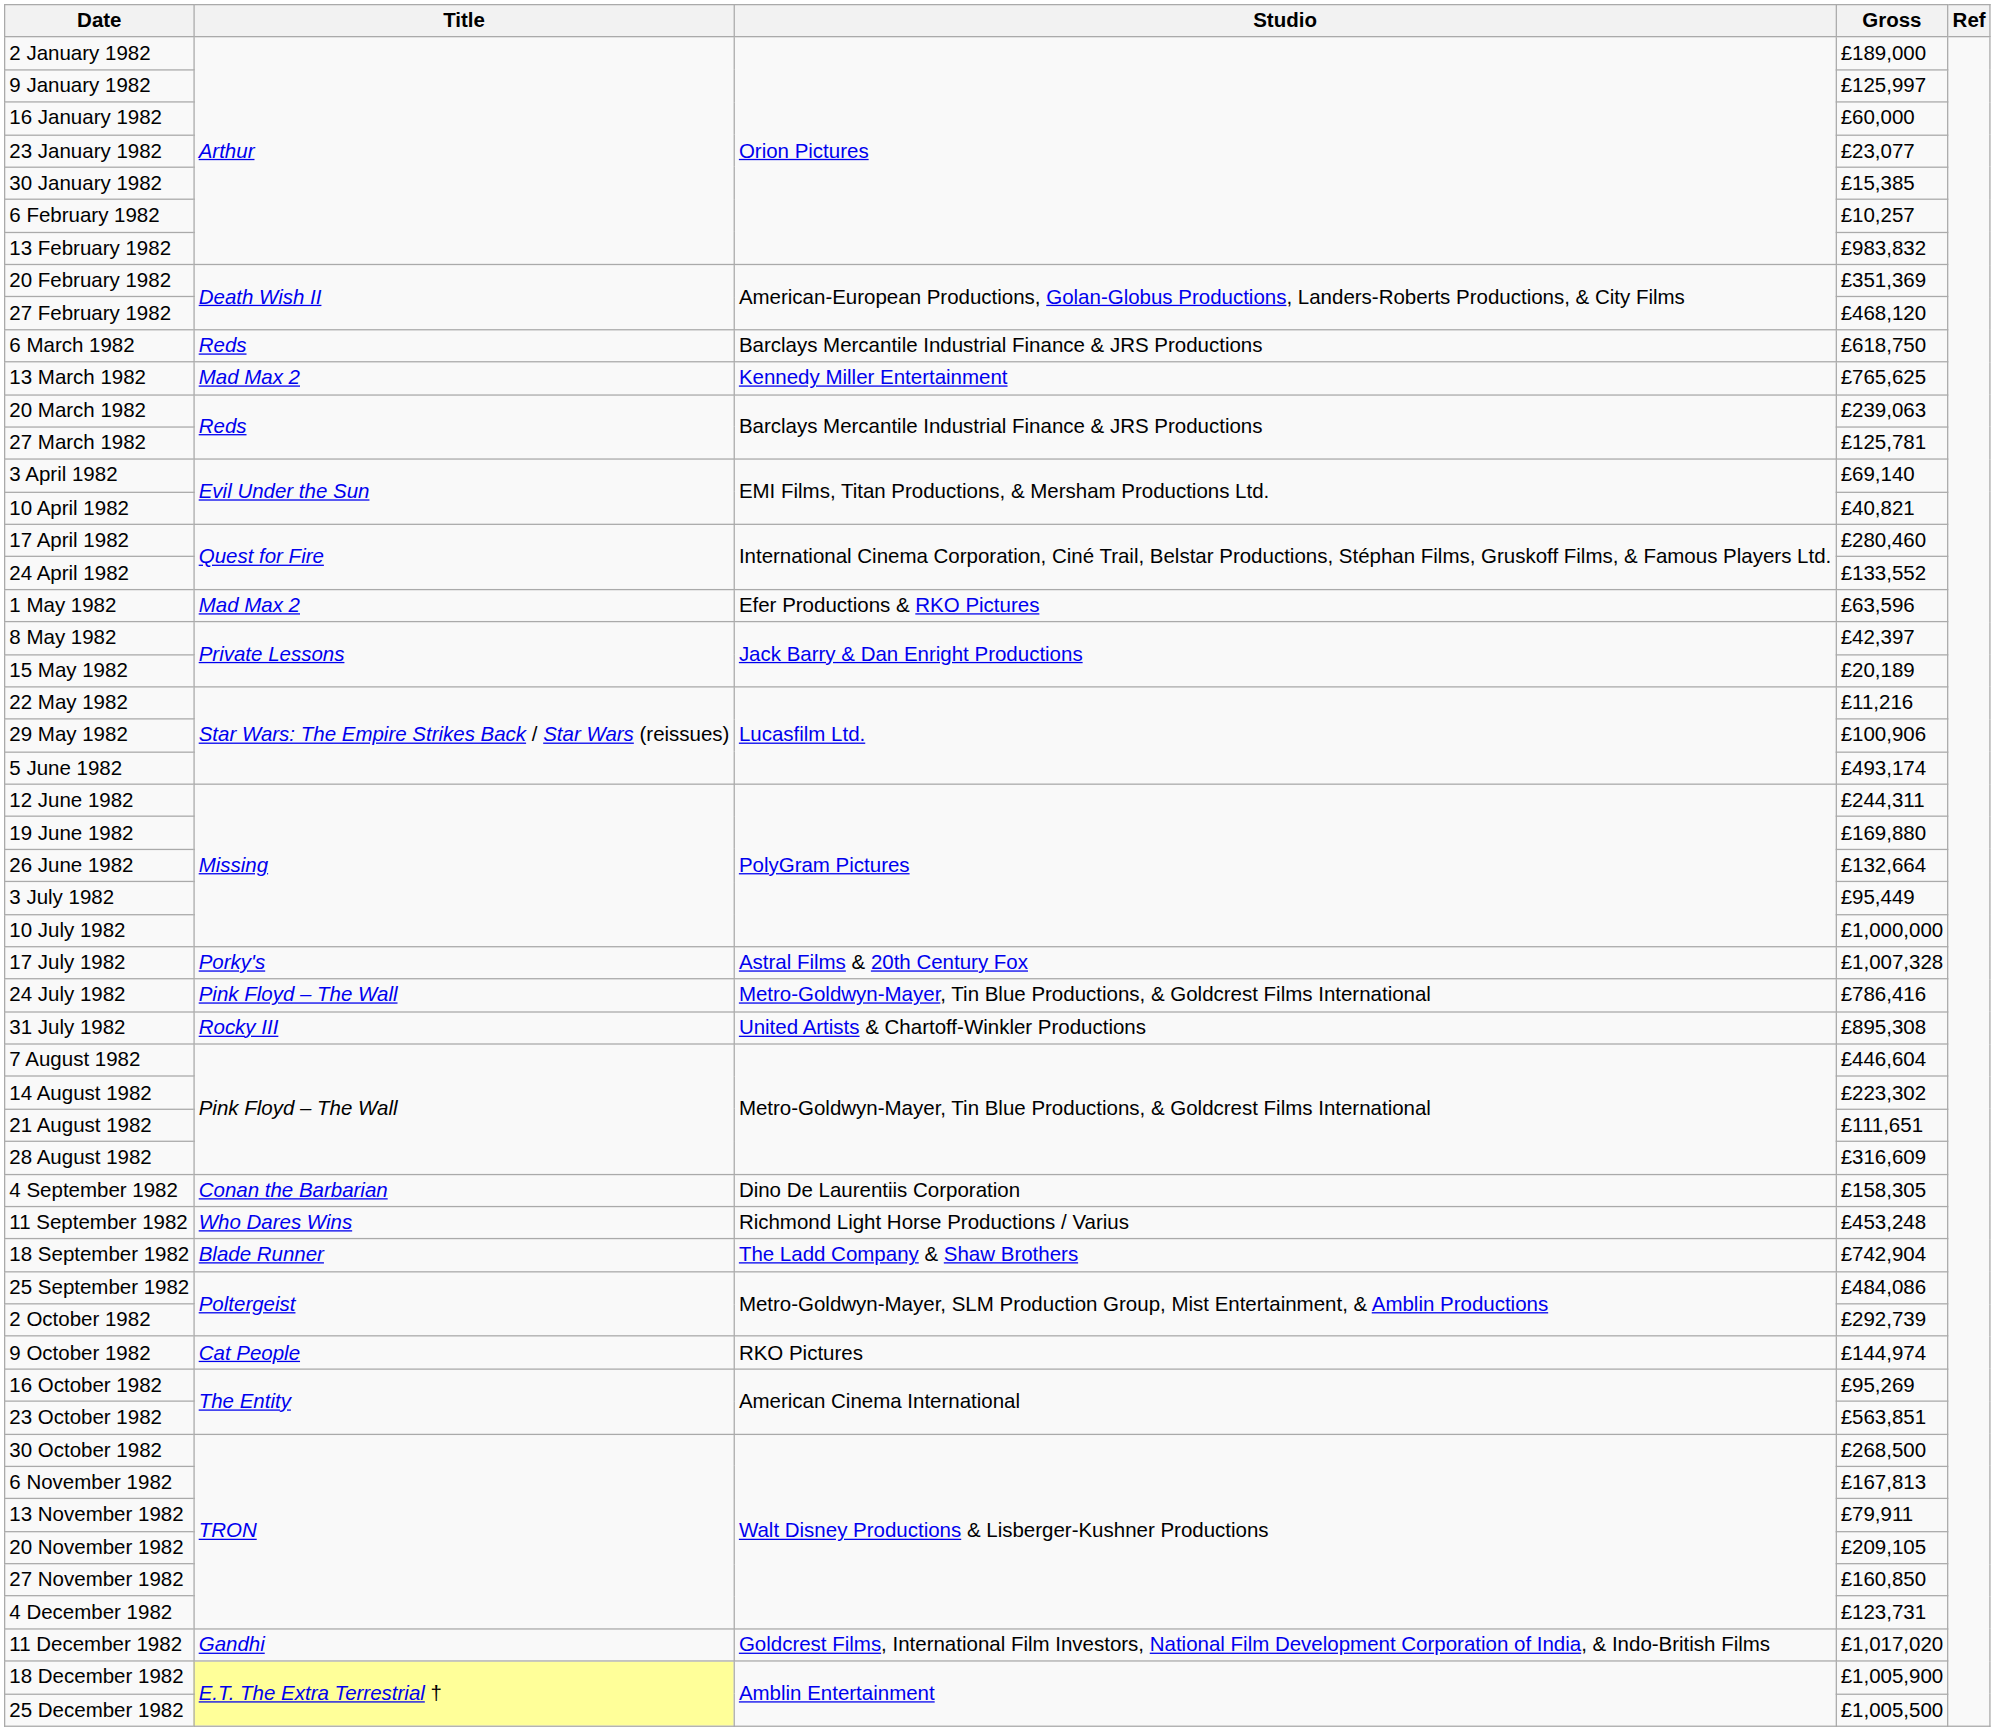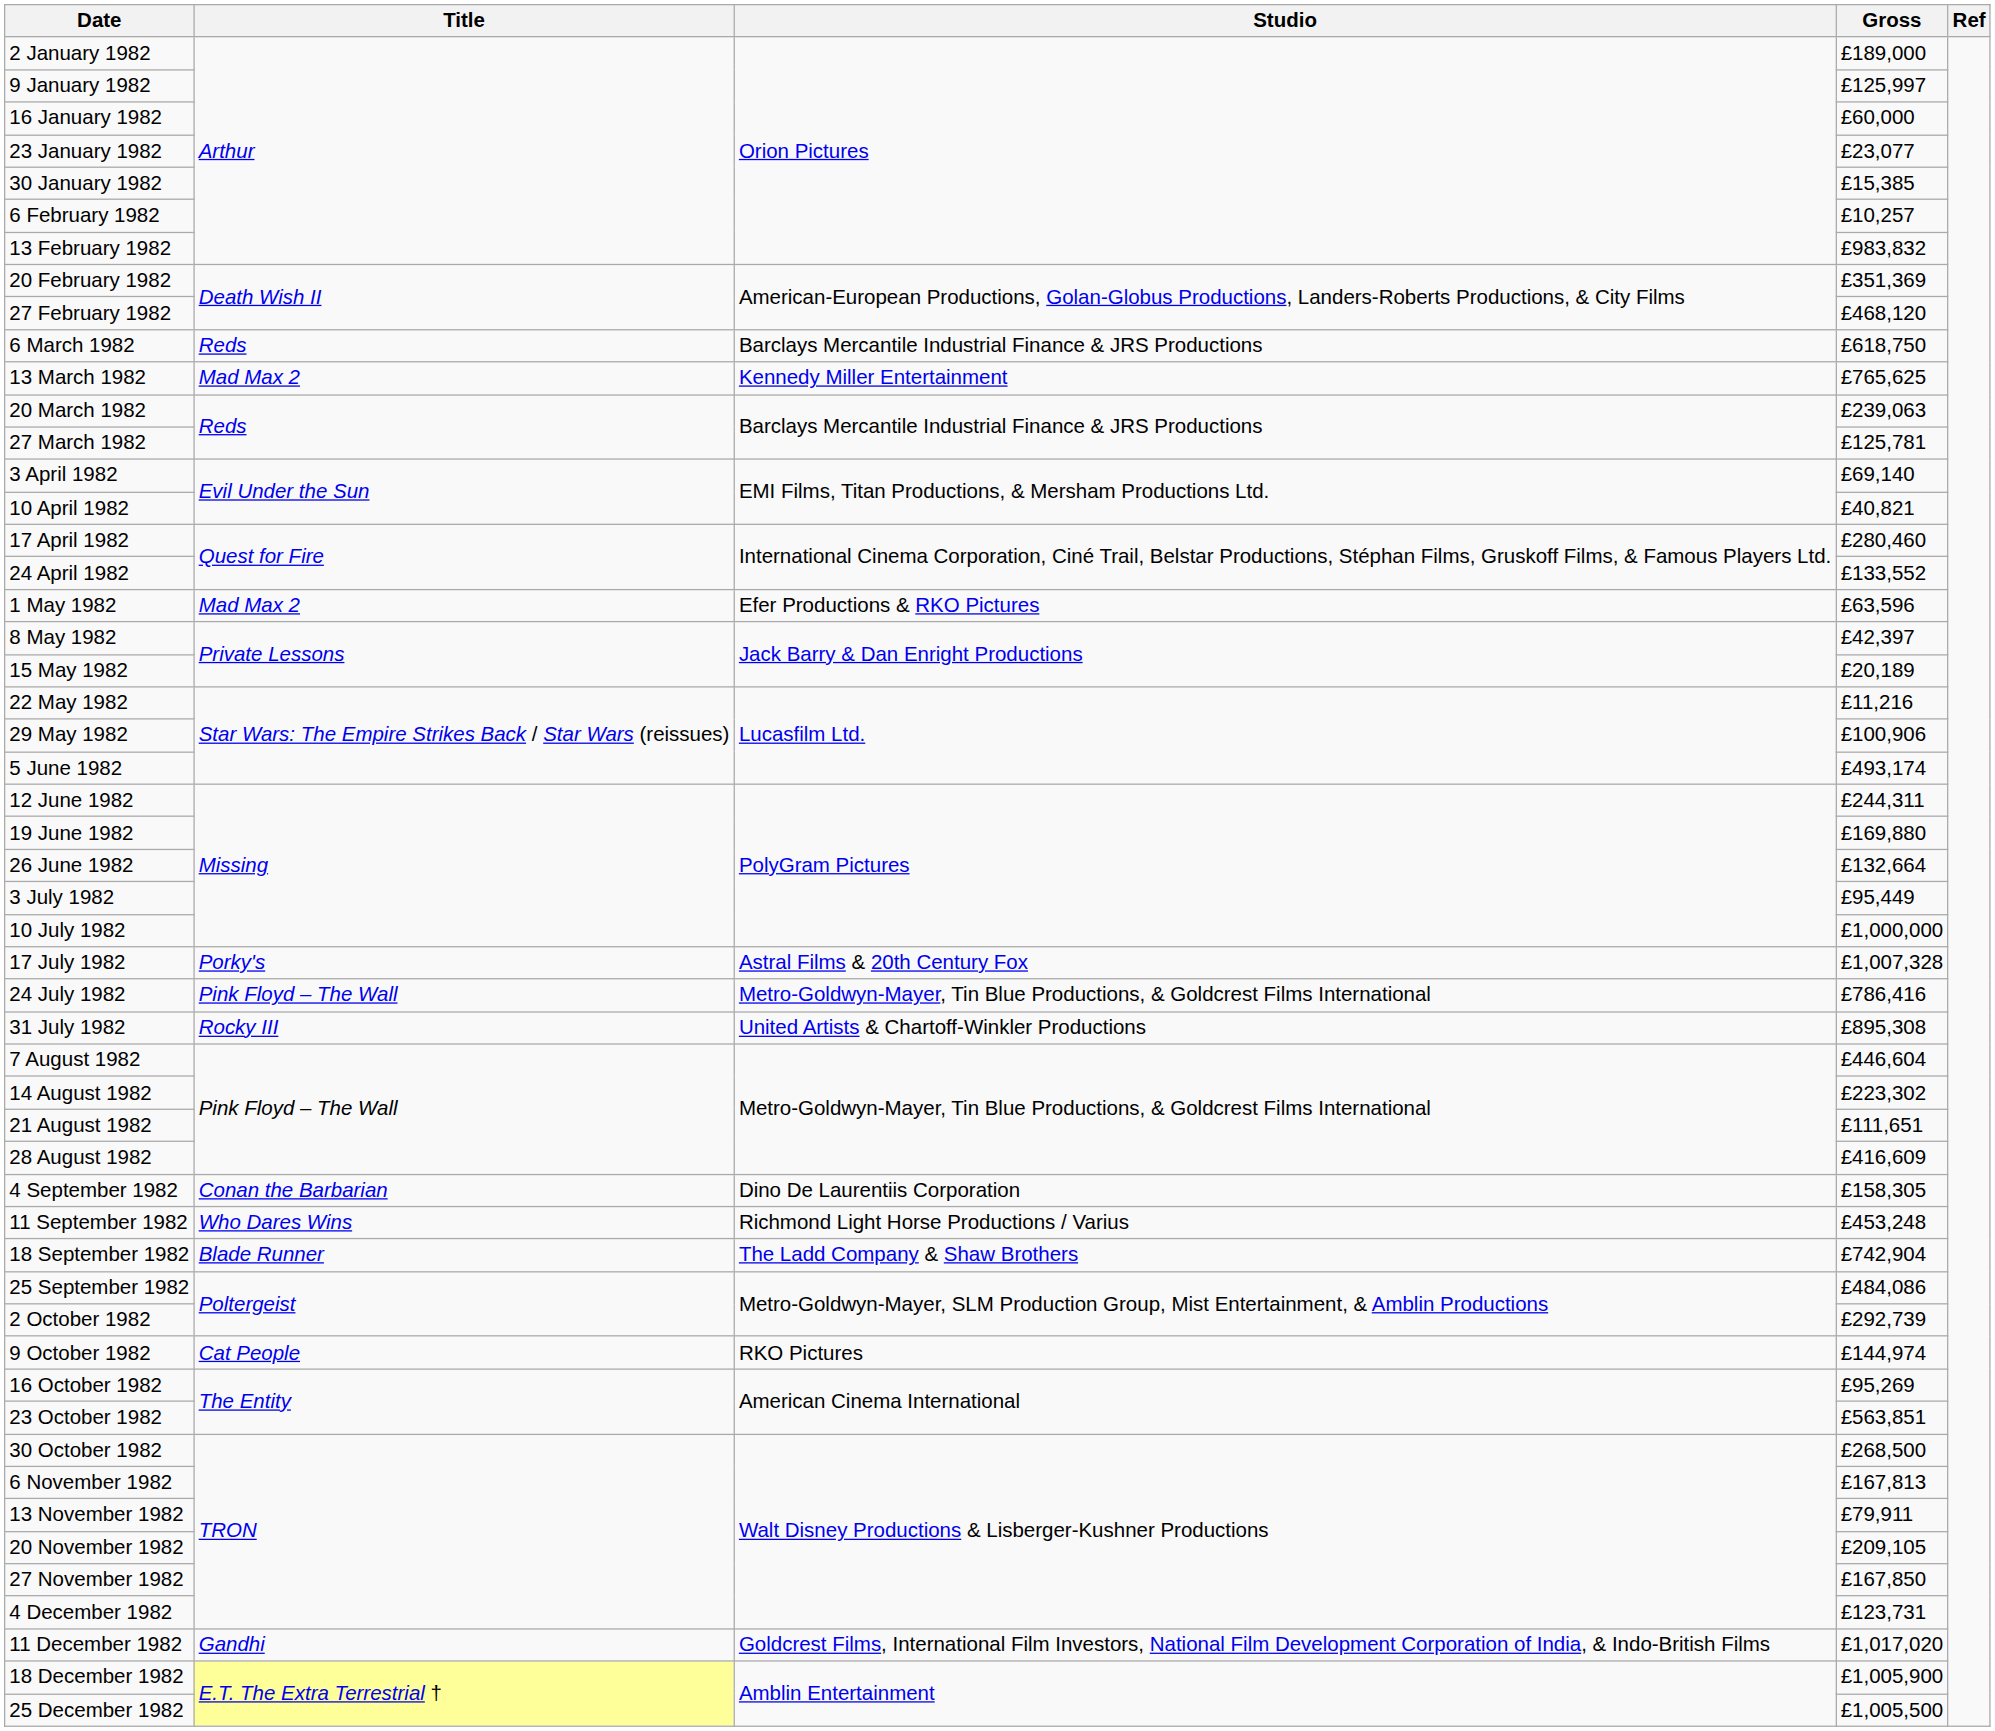(1883, 1157) £316,609 -> (1883, 1157) £416,609
(1883, 1579) £160,850 -> (1883, 1579) £167,850
